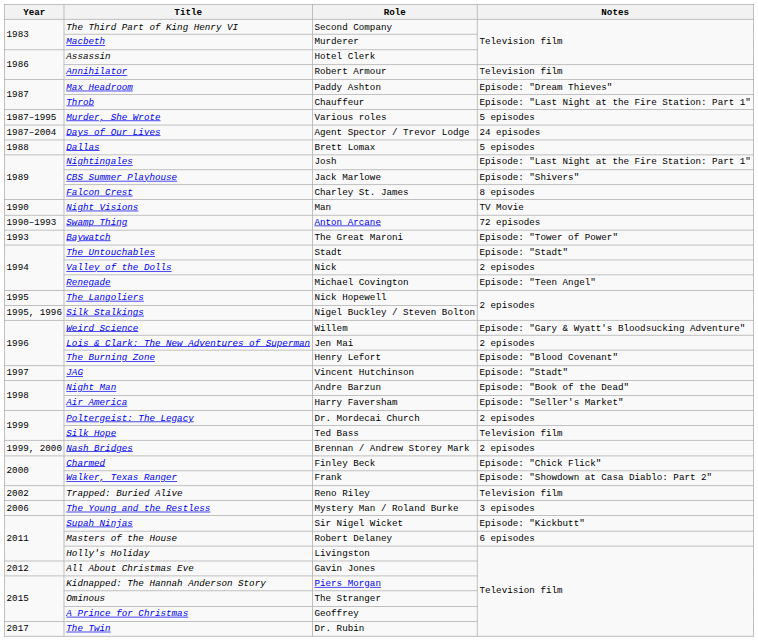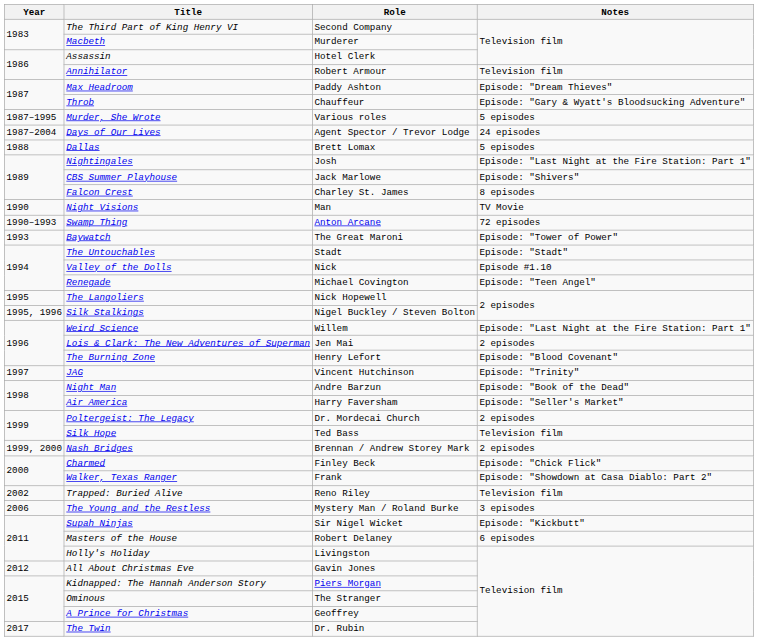(615, 102) Episode: "Last Night at the Fire Station: Part 1" -> (612, 102) Episode: "Gary & Wyatt's Bloodsucking Adventure"
(507, 268) 2 episodes -> (515, 268) Episode #1.10
(612, 328) Episode: "Gary & Wyatt's Bloodsucking Adventure" -> (615, 328) Episode: "Last Night at the Fire Station: Part 1"
(524, 373) Episode: "Stadt" -> (529, 373) Episode: "Trinity"
